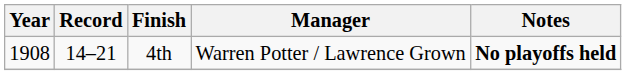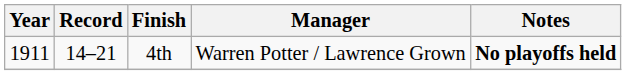(30, 52) 1908 -> (30, 52) 1911
